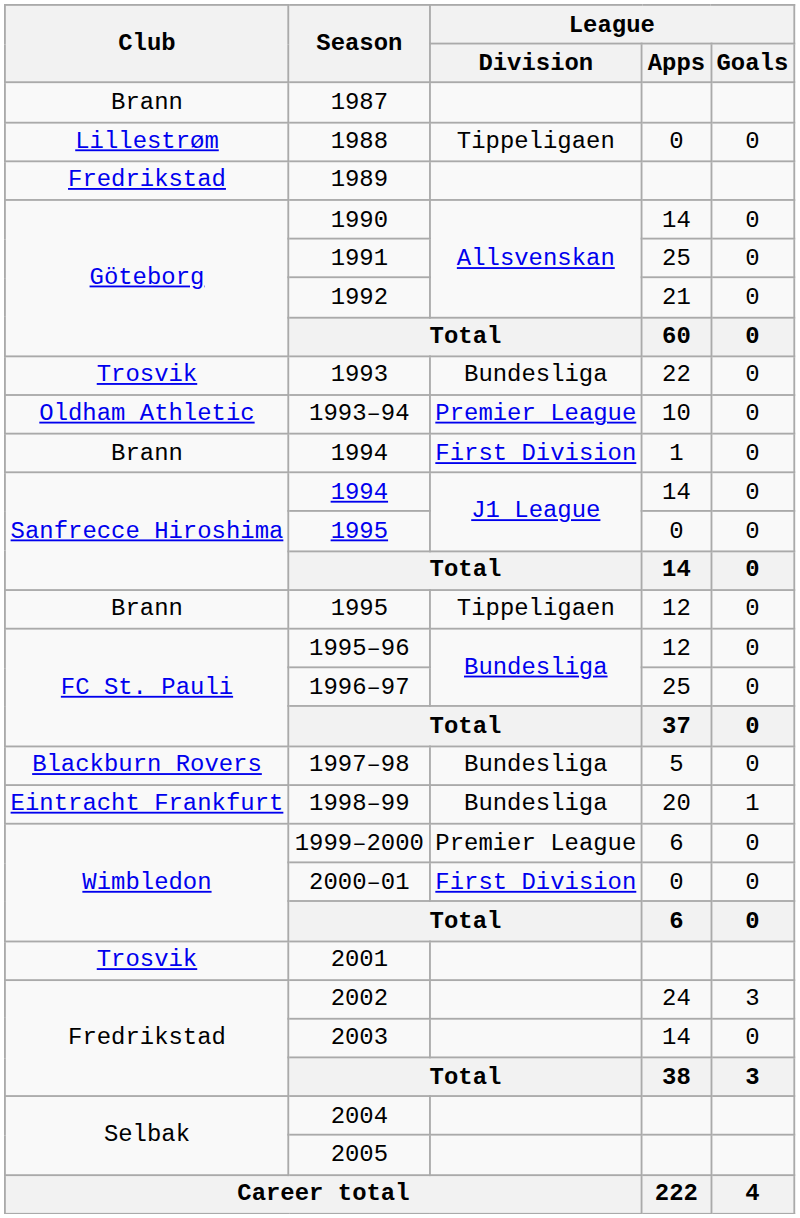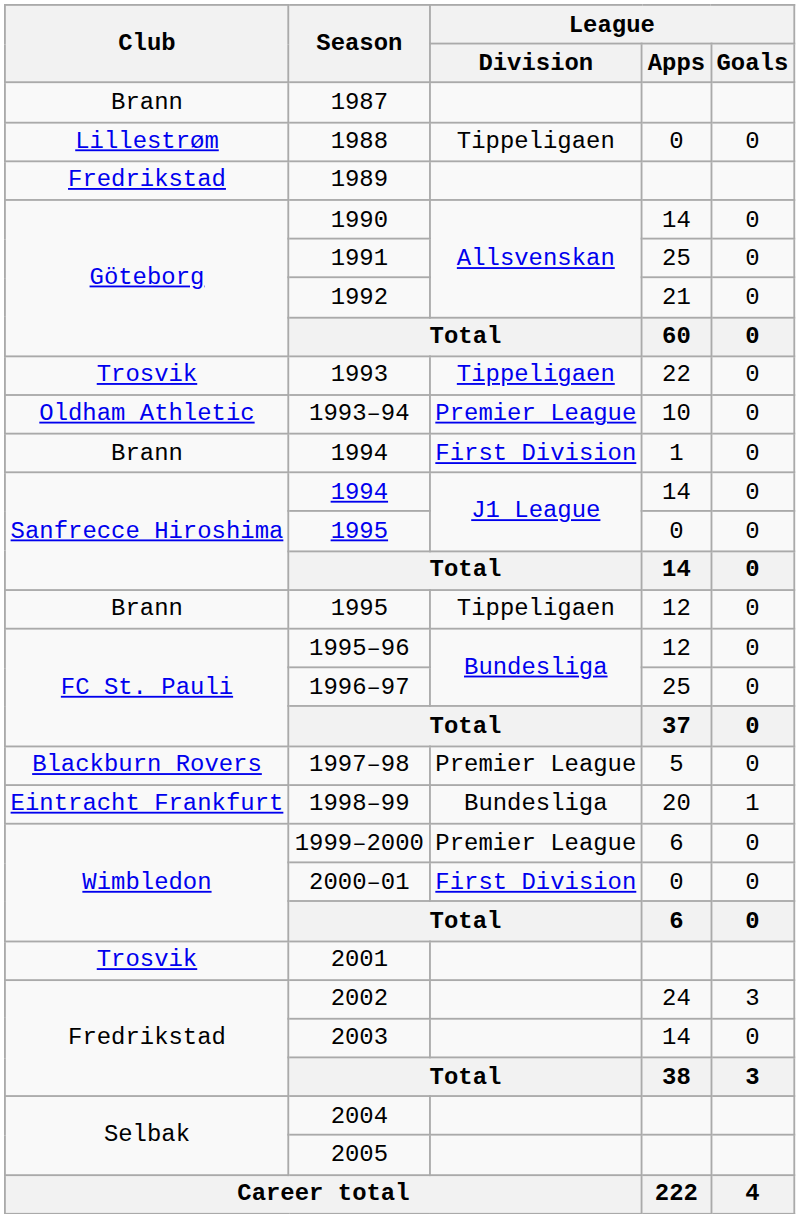(536, 375) Bundesliga -> (536, 375) Tippeligaen
(536, 765) Bundesliga -> (536, 765) Premier League
